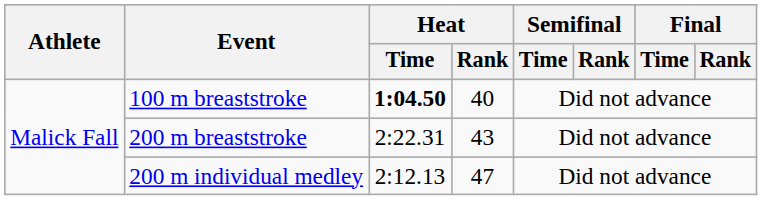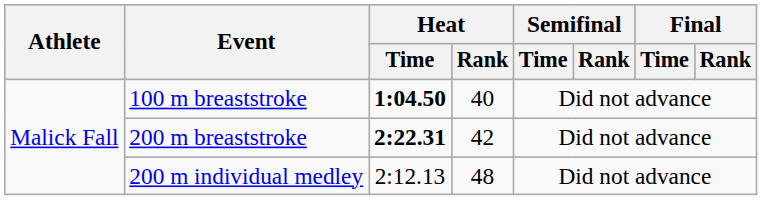(410, 137) normal -> (410, 137) bold
(482, 137) 43 -> (482, 137) 42
(482, 175) 47 -> (482, 175) 48
